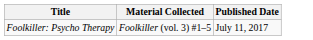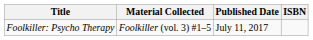+ column: (295, 12)
